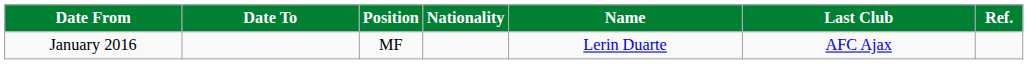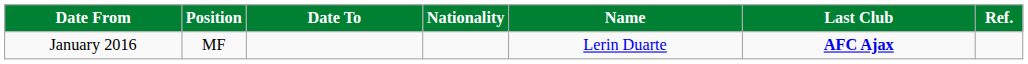columns swapped: (270, 18) <-> (391, 18)
(859, 45) normal -> (859, 45) bold
